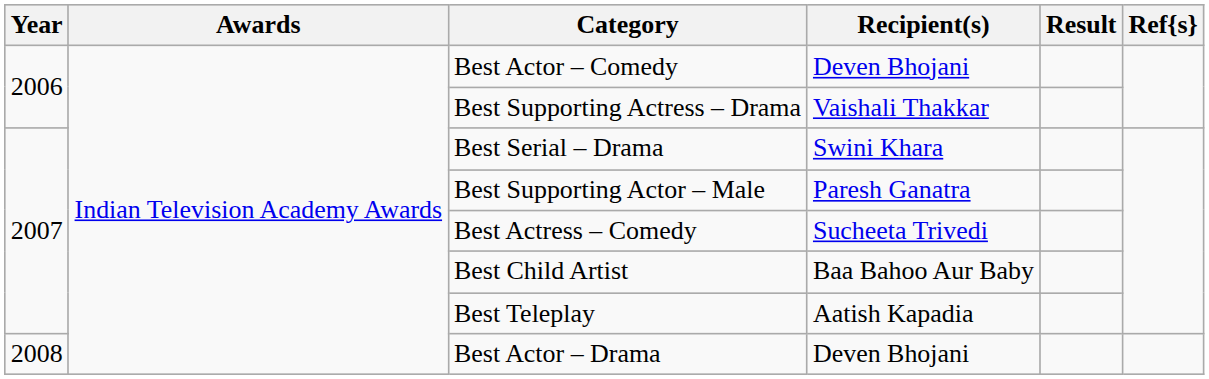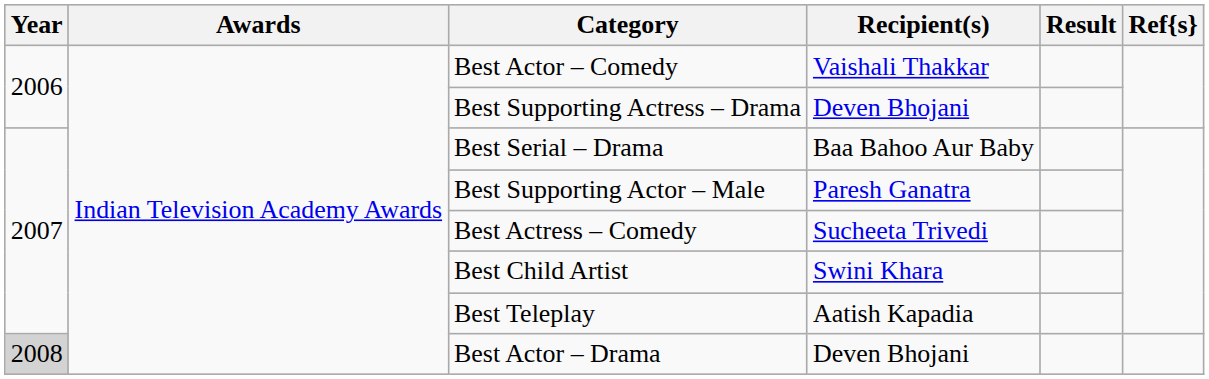(891, 66) Deven Bhojani -> (901, 66) Vaishali Thakkar
(901, 107) Vaishali Thakkar -> (891, 107) Deven Bhojani
(878, 148) Swini Khara -> (923, 148) Baa Bahoo Aur Baby
(923, 271) Baa Bahoo Aur Baby -> (878, 271) Swini Khara
(37, 353) no background -> (37, 353) lightgrey background
